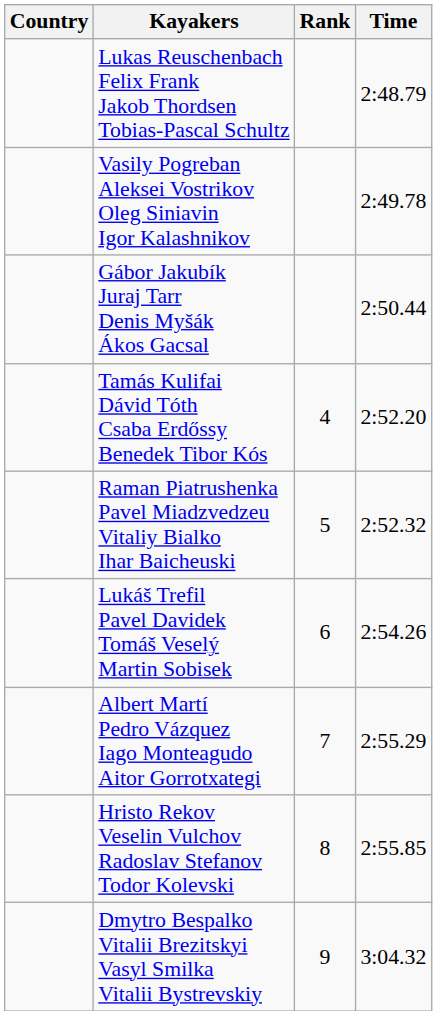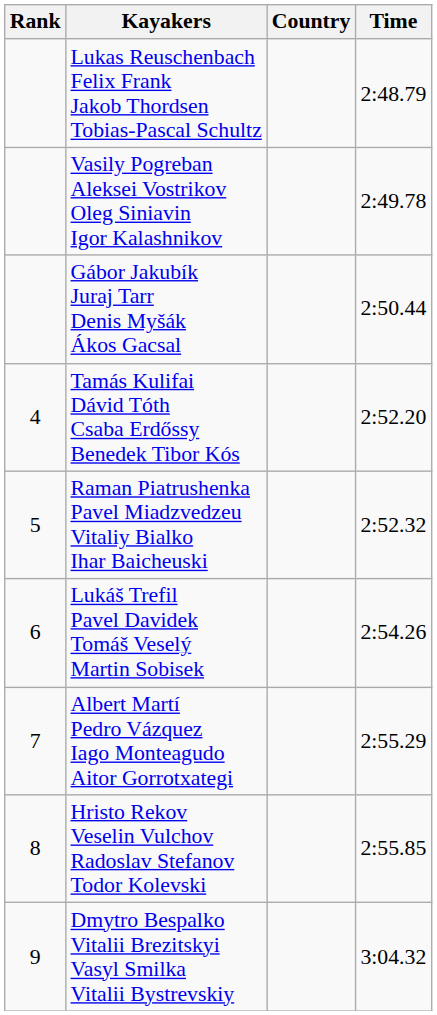columns swapped: (325, 21) <-> (49, 21)
